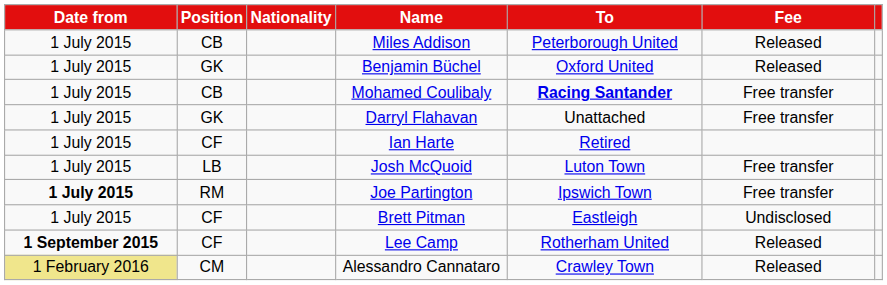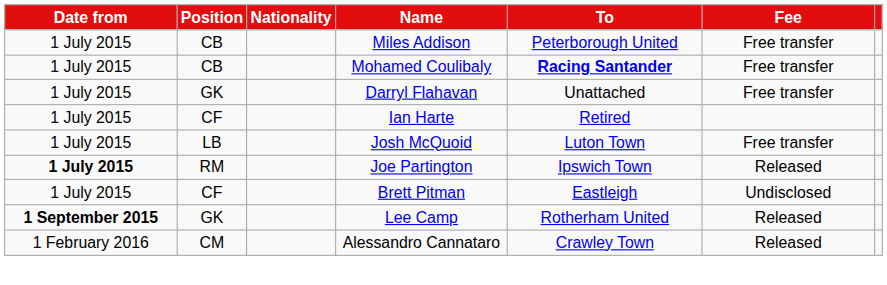(788, 42) Released -> (788, 42) Free transfer
- row: (421, 68)
(788, 193) Free transfer -> (788, 168) Released
(212, 243) CF -> (212, 218) GK
(91, 268) khaki background -> (91, 243) no background
